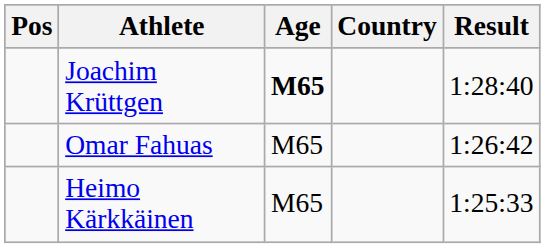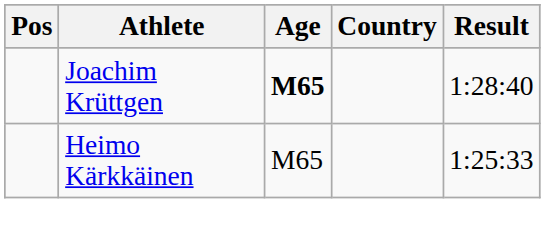- row: (139, 144)
